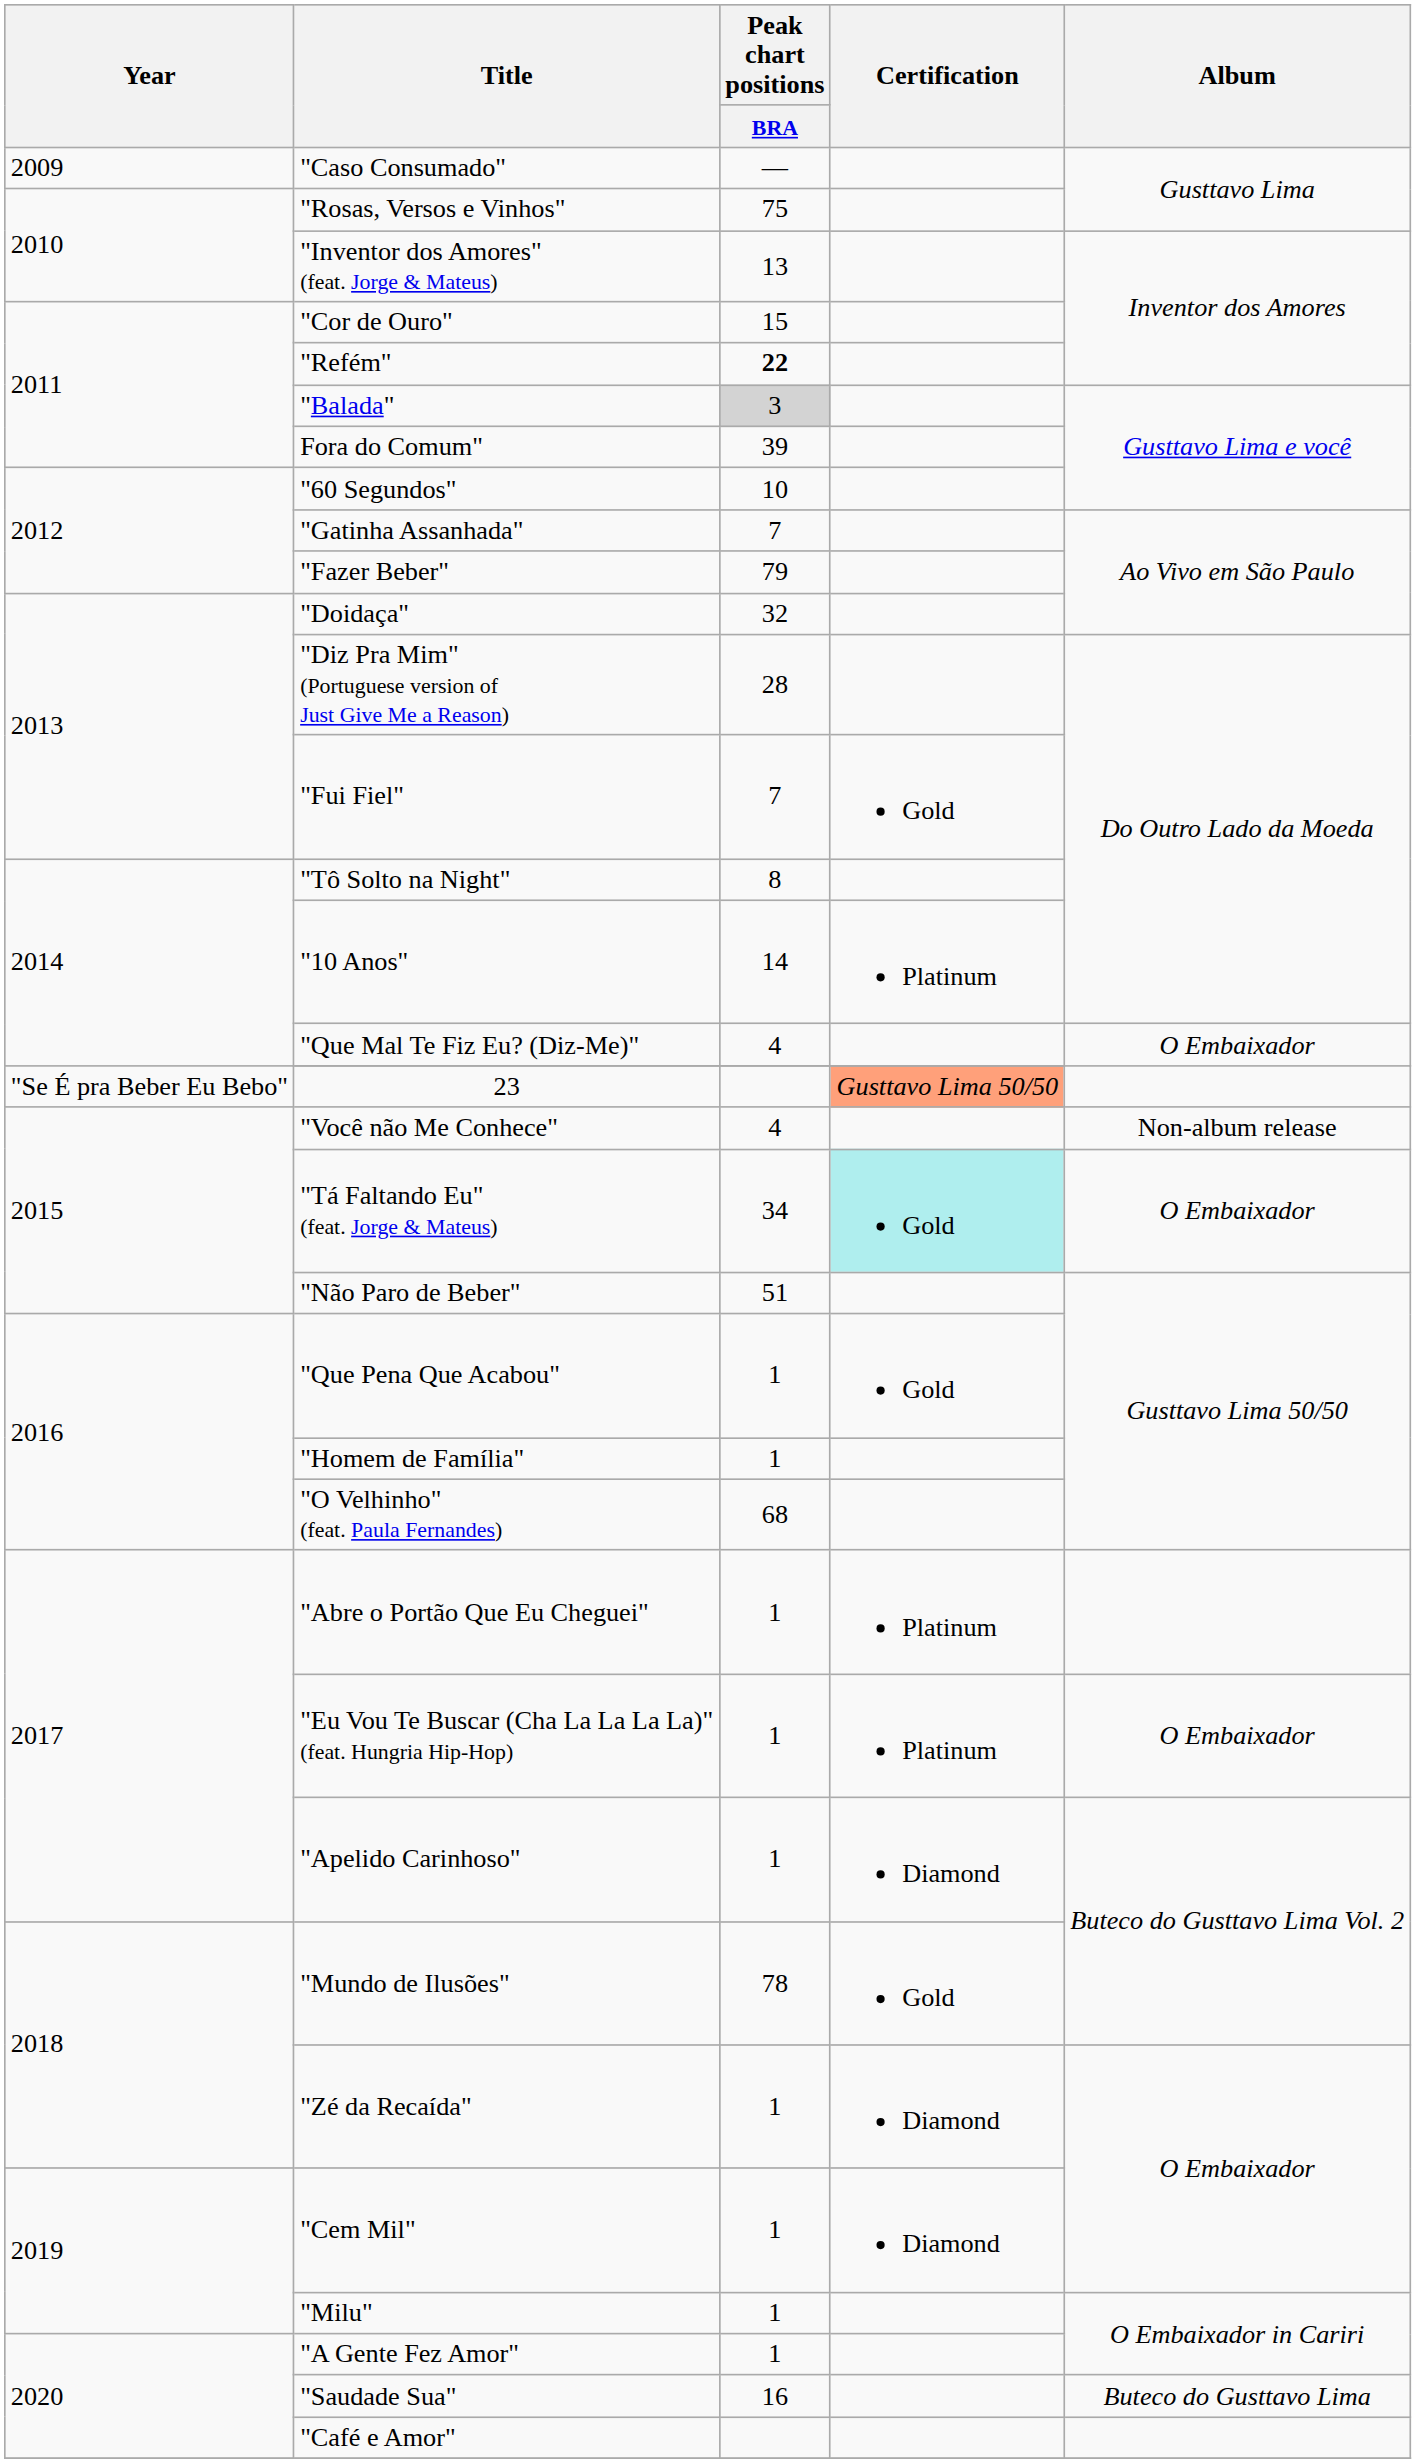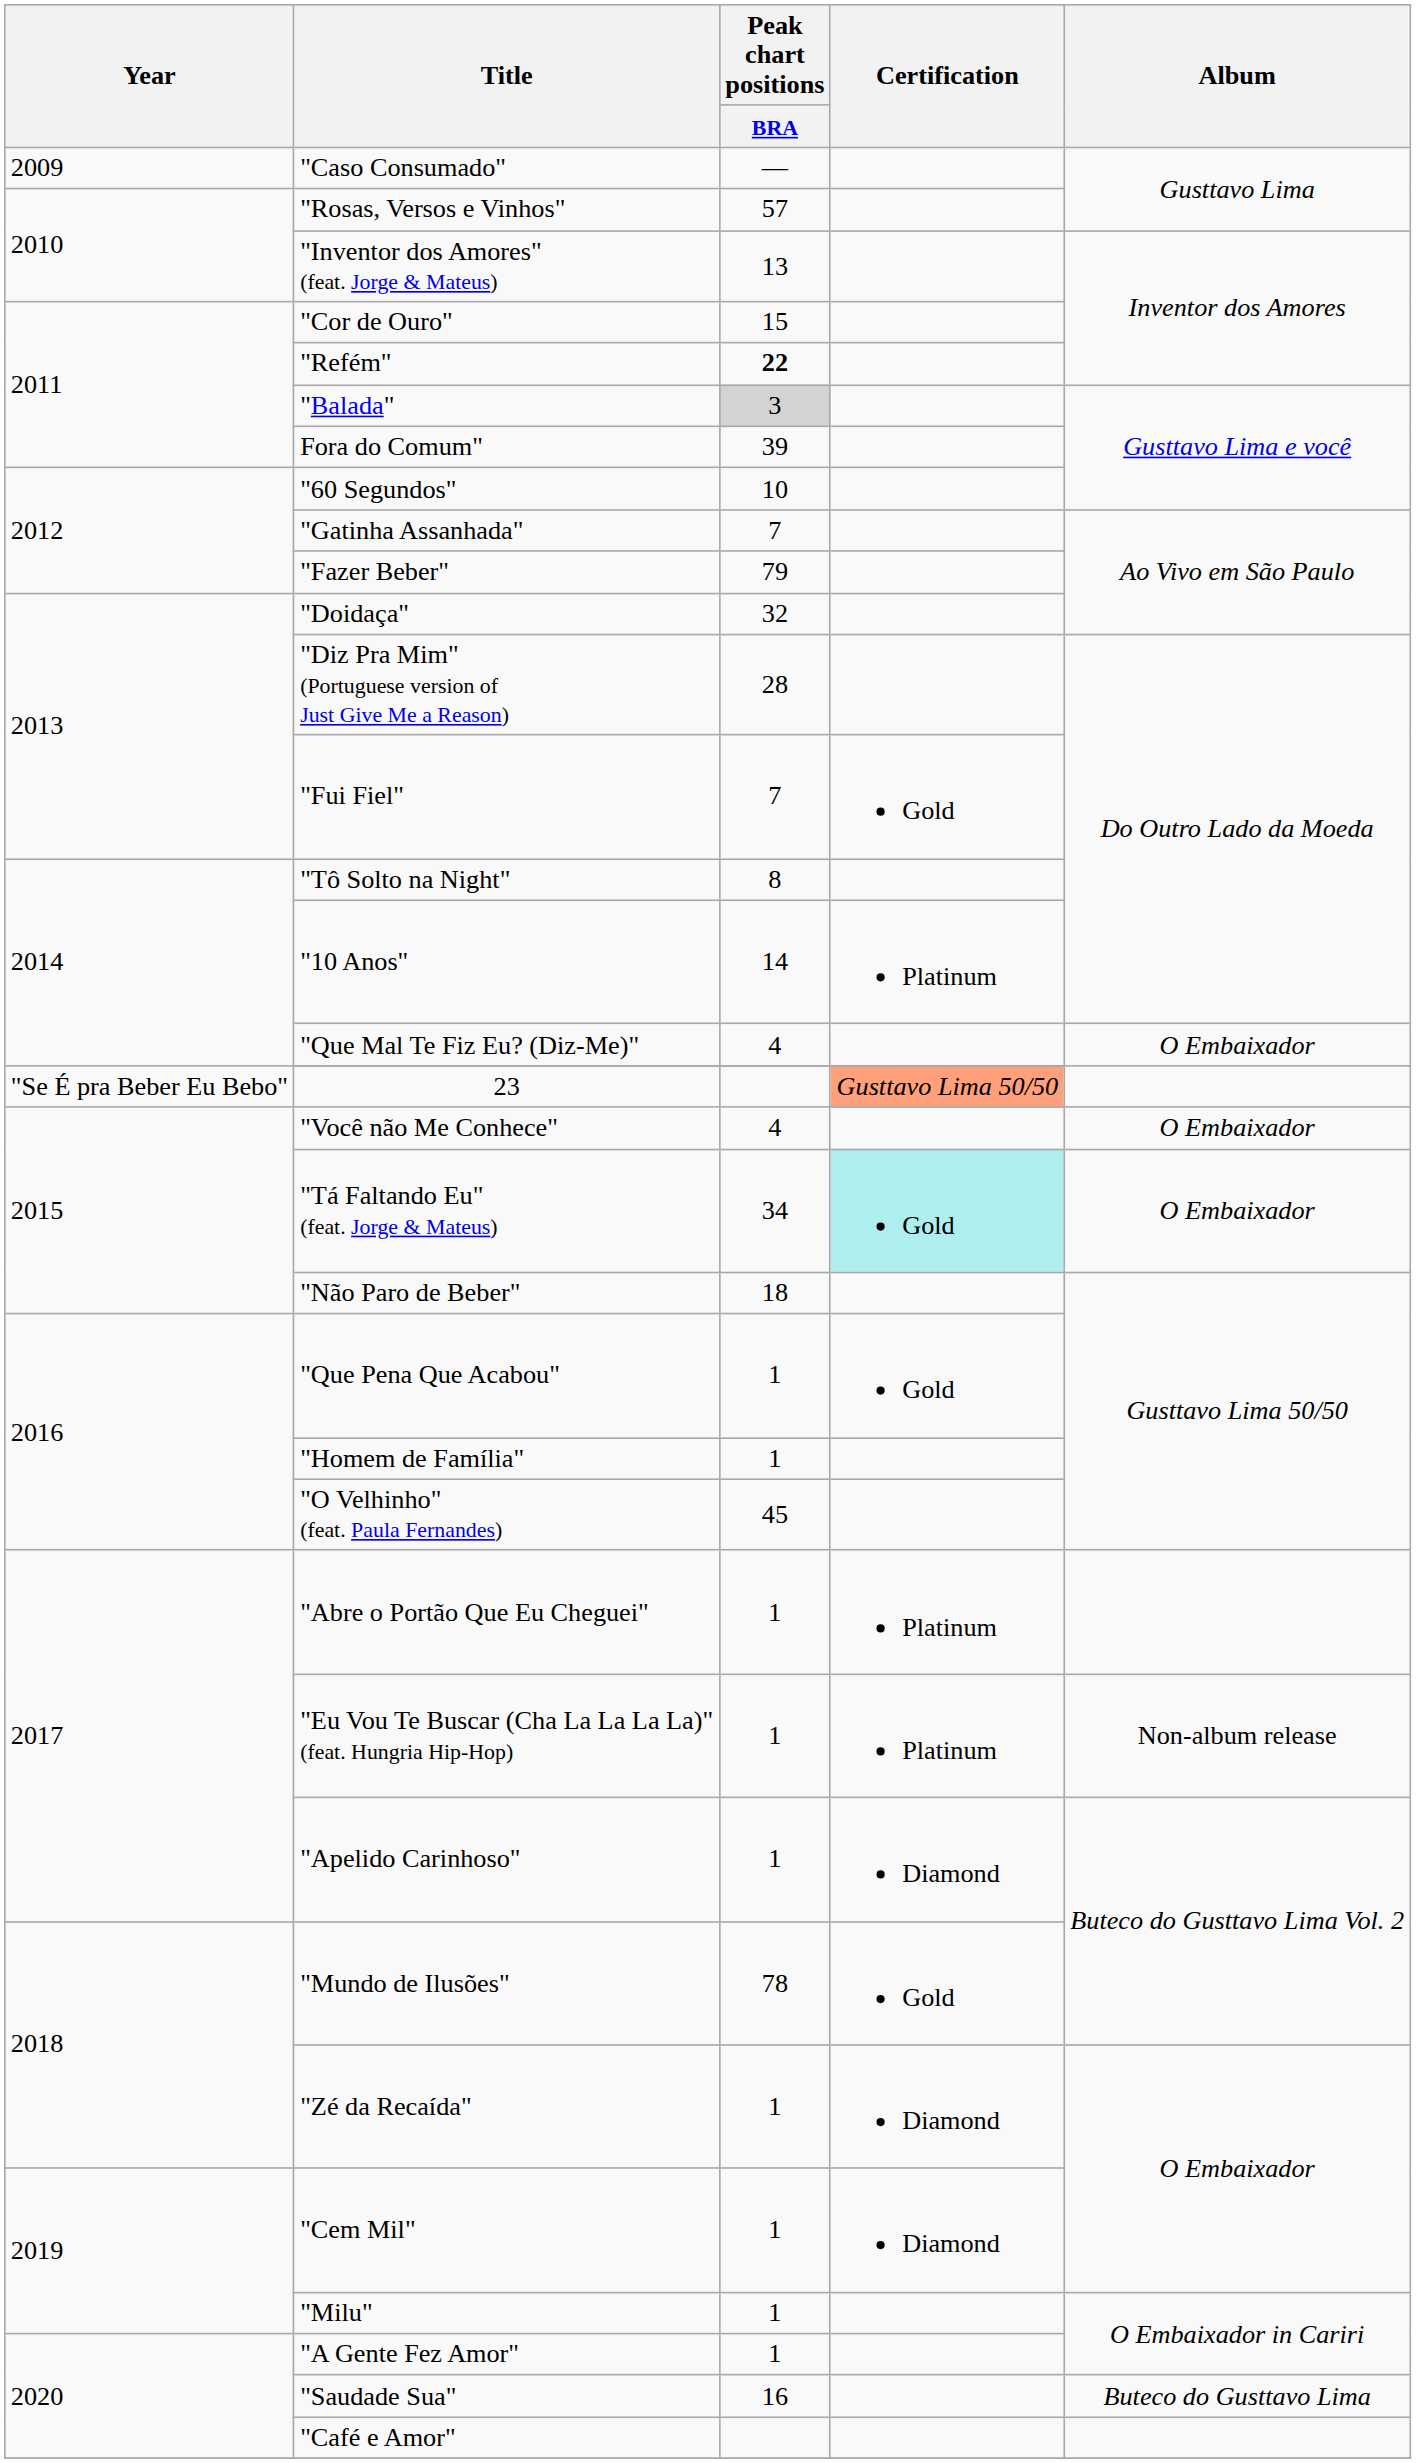(775, 209) 75 -> (775, 209) 57
(1237, 1127) Non-album release -> (1237, 1127) O Embaixador
(775, 1292) 51 -> (775, 1292) 18
(775, 1514) 68 -> (775, 1514) 45
(1237, 1735) O Embaixador -> (1237, 1735) Non-album release
